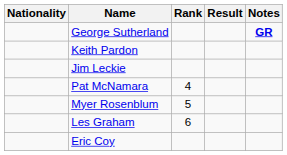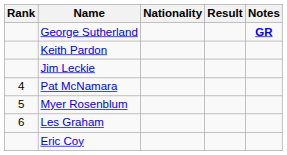columns swapped: (188, 13) <-> (36, 13)
